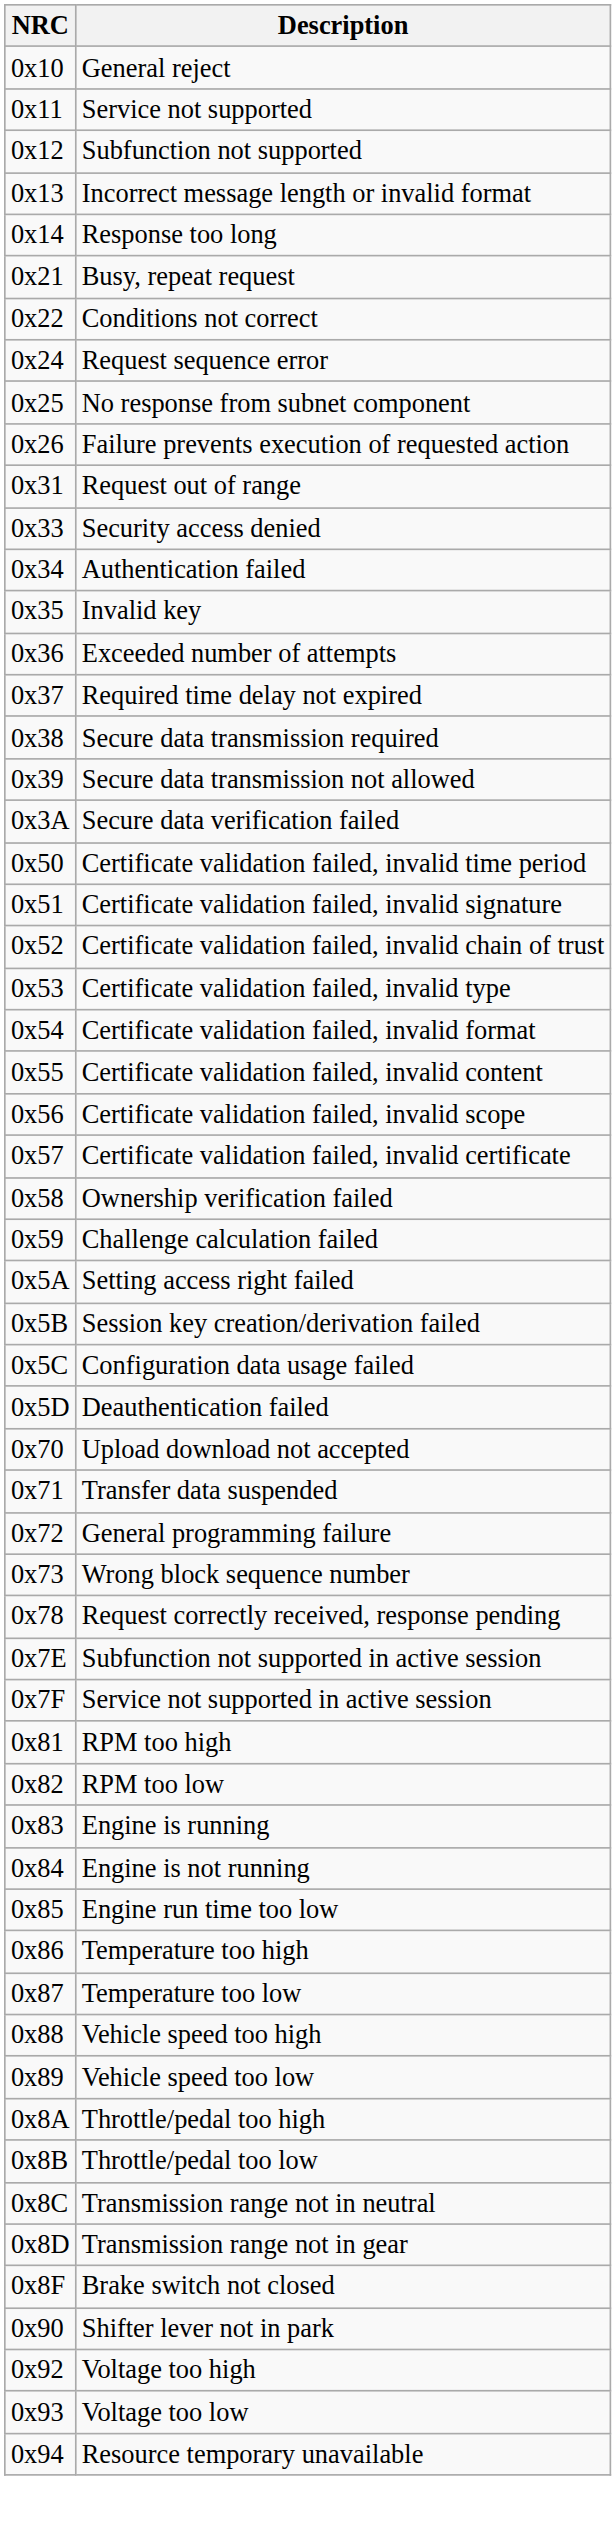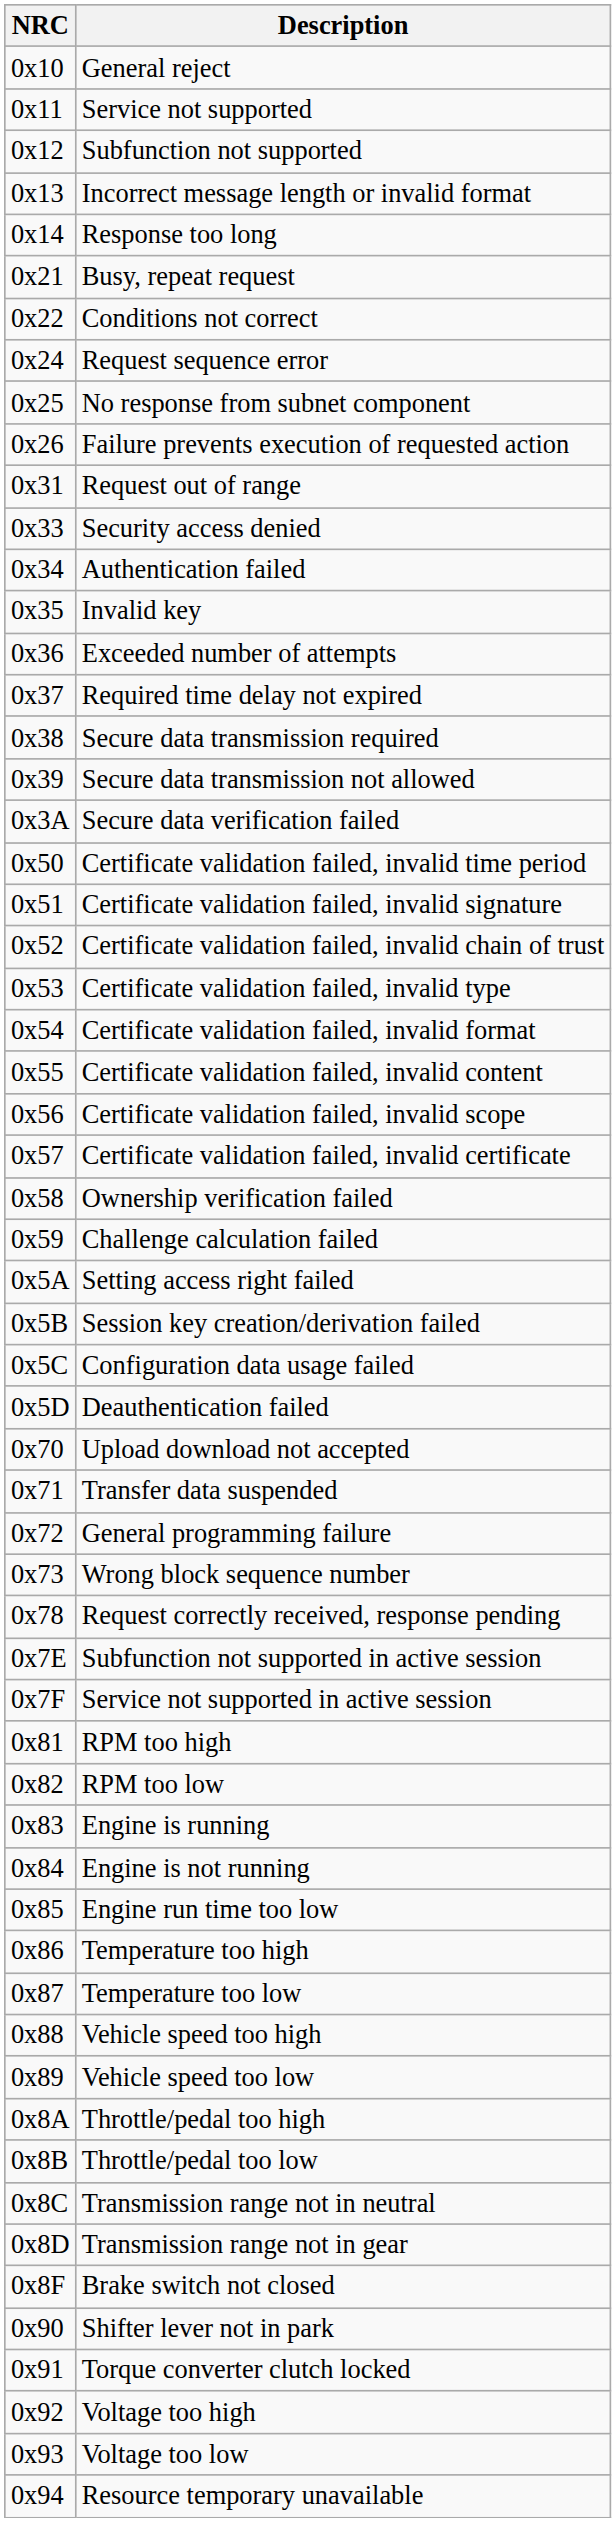+ row: (246, 2370)
